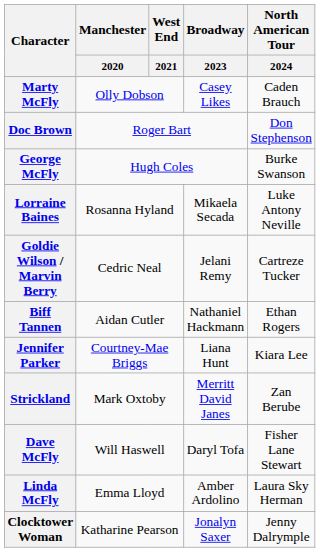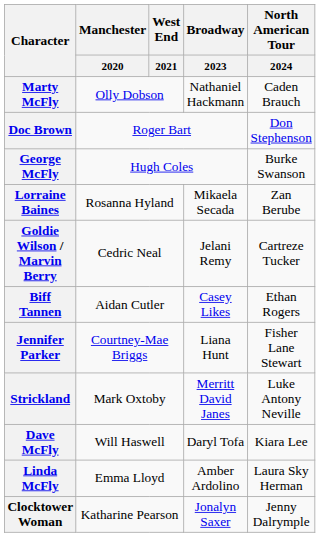(215, 94) Casey Likes -> (215, 94) Nathaniel Hackmann
(281, 209) Luke Antony Neville -> (281, 202) Zan Berube
(215, 319) Nathaniel Hackmann -> (215, 304) Casey Likes
(281, 355) Kiara Lee -> (281, 347) Fisher Lane Stewart
(281, 398) Zan Berube -> (281, 398) Luke Antony Neville
(281, 449) Fisher Lane Stewart -> (281, 442) Kiara Lee
